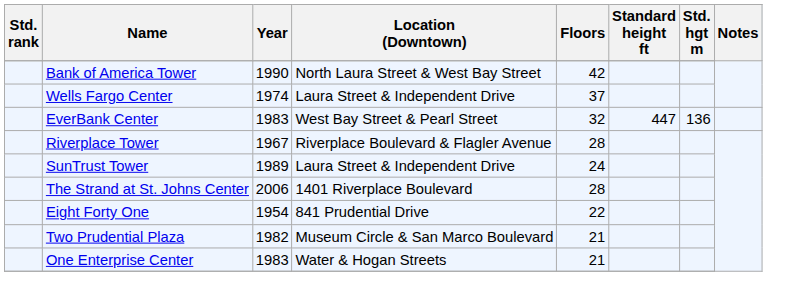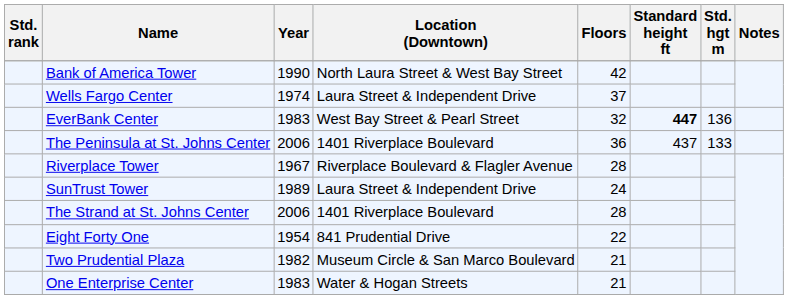(664, 119) normal -> (685, 119) bold
+ row: (158, 143)
